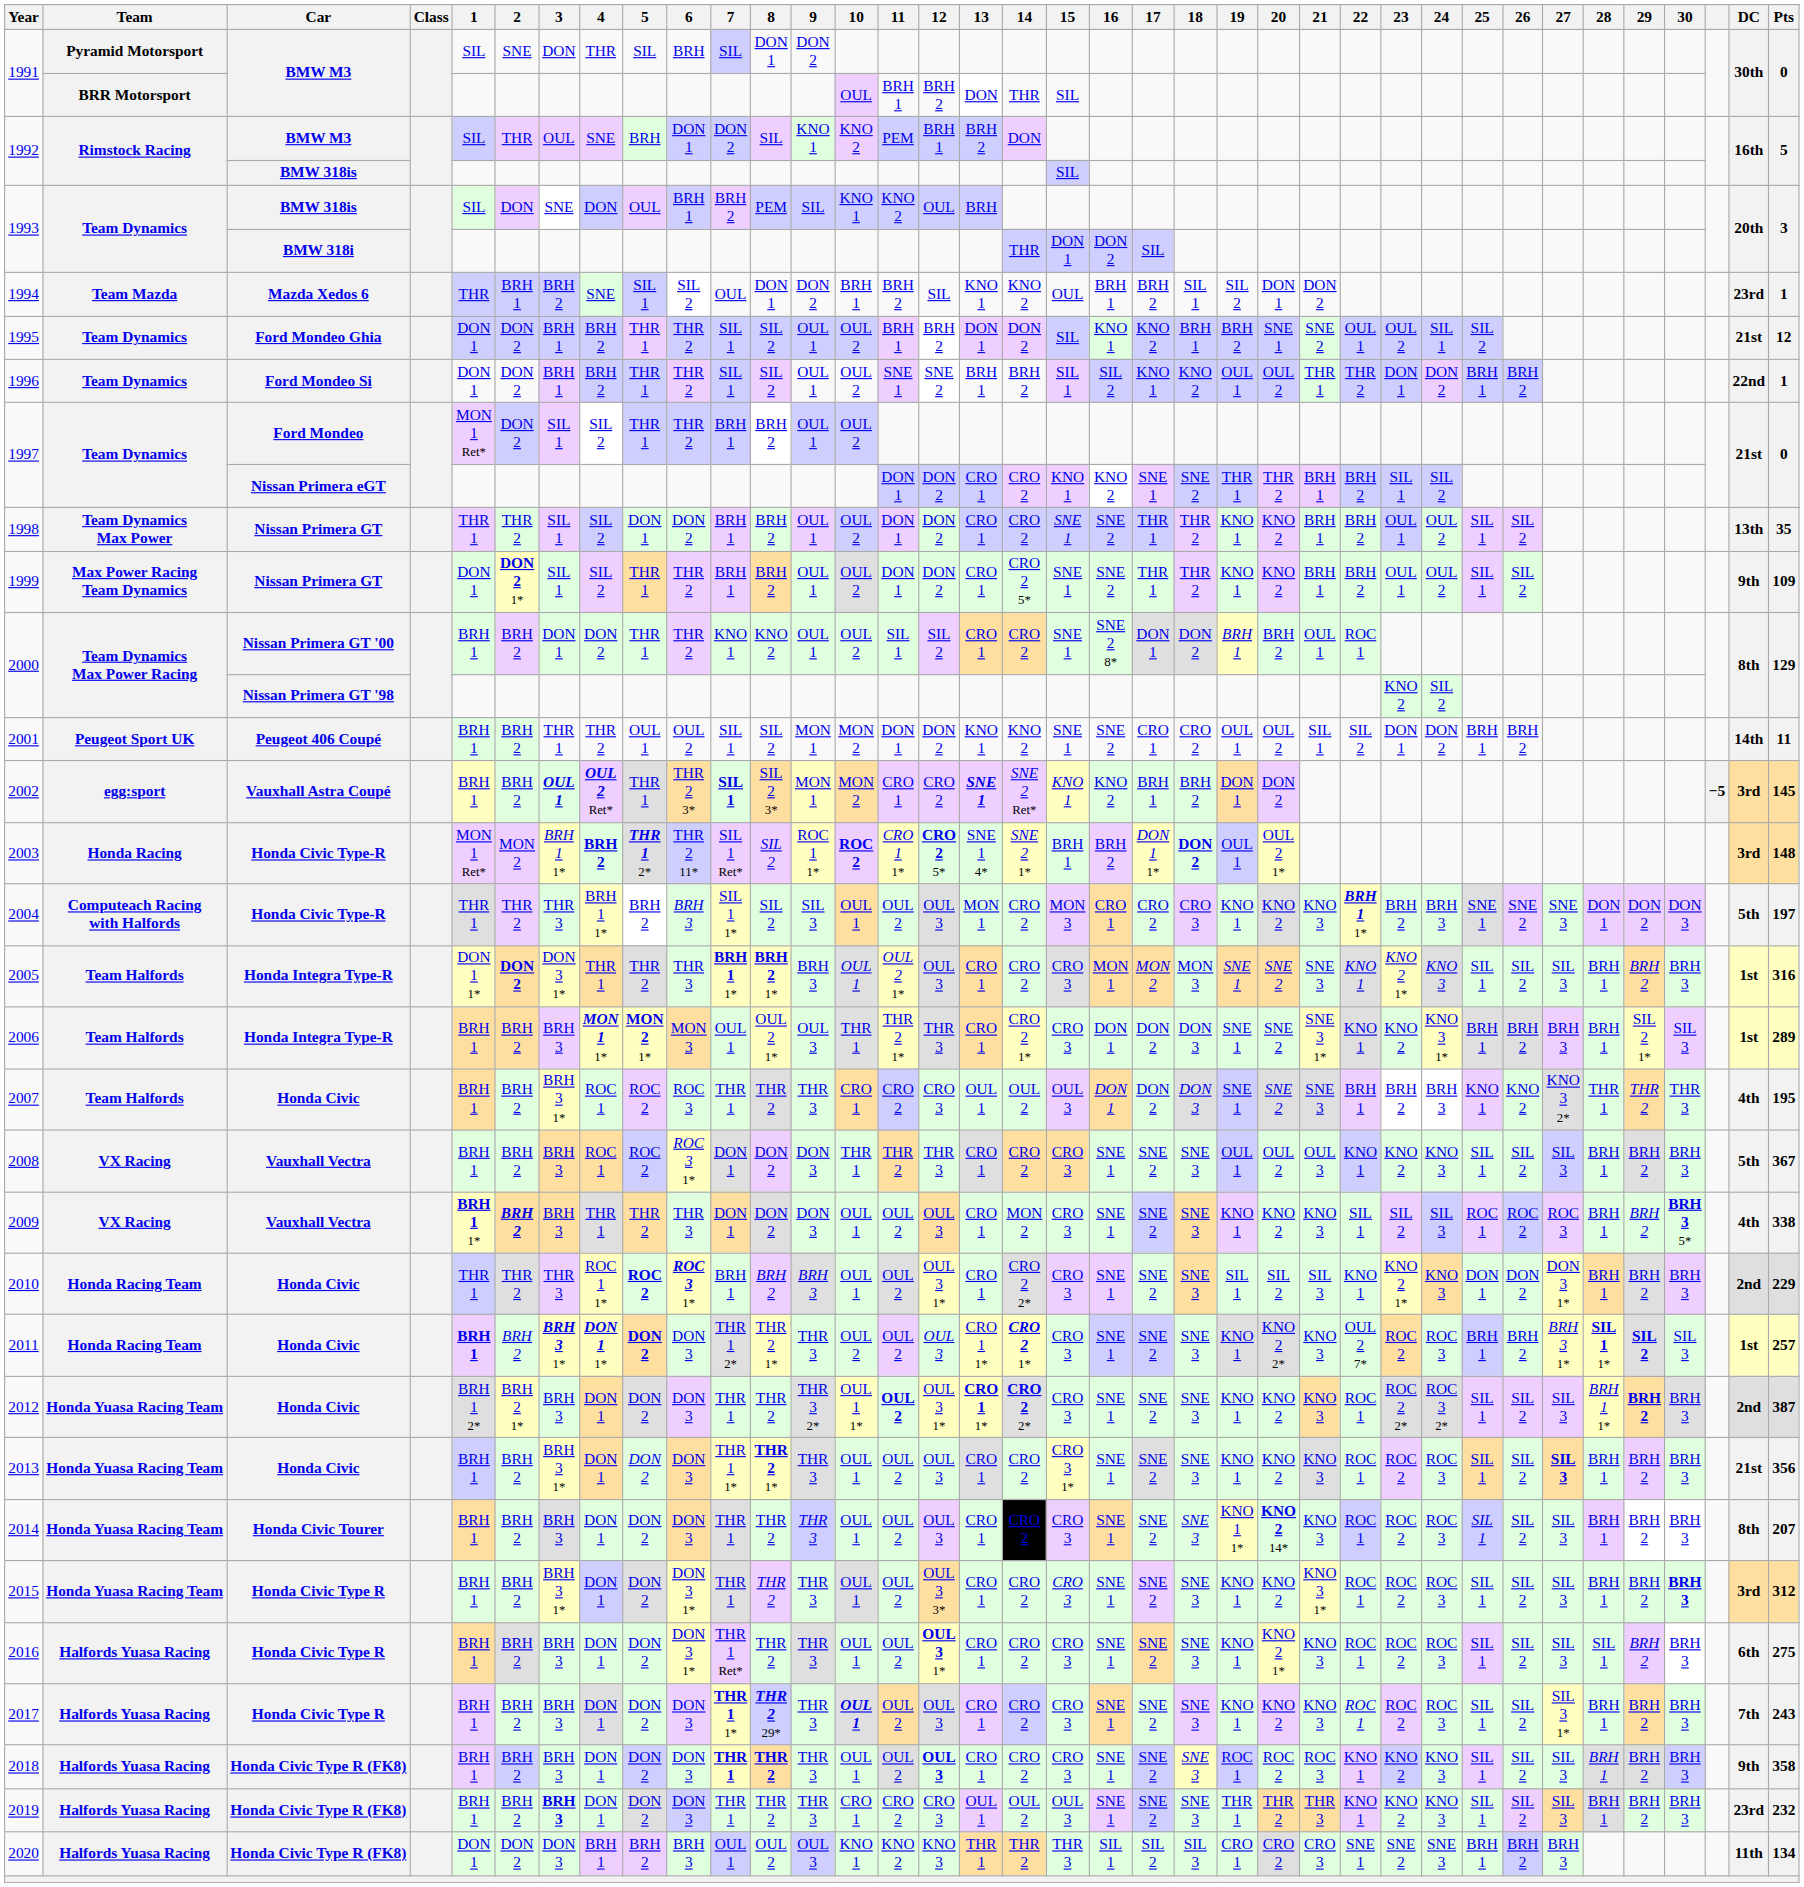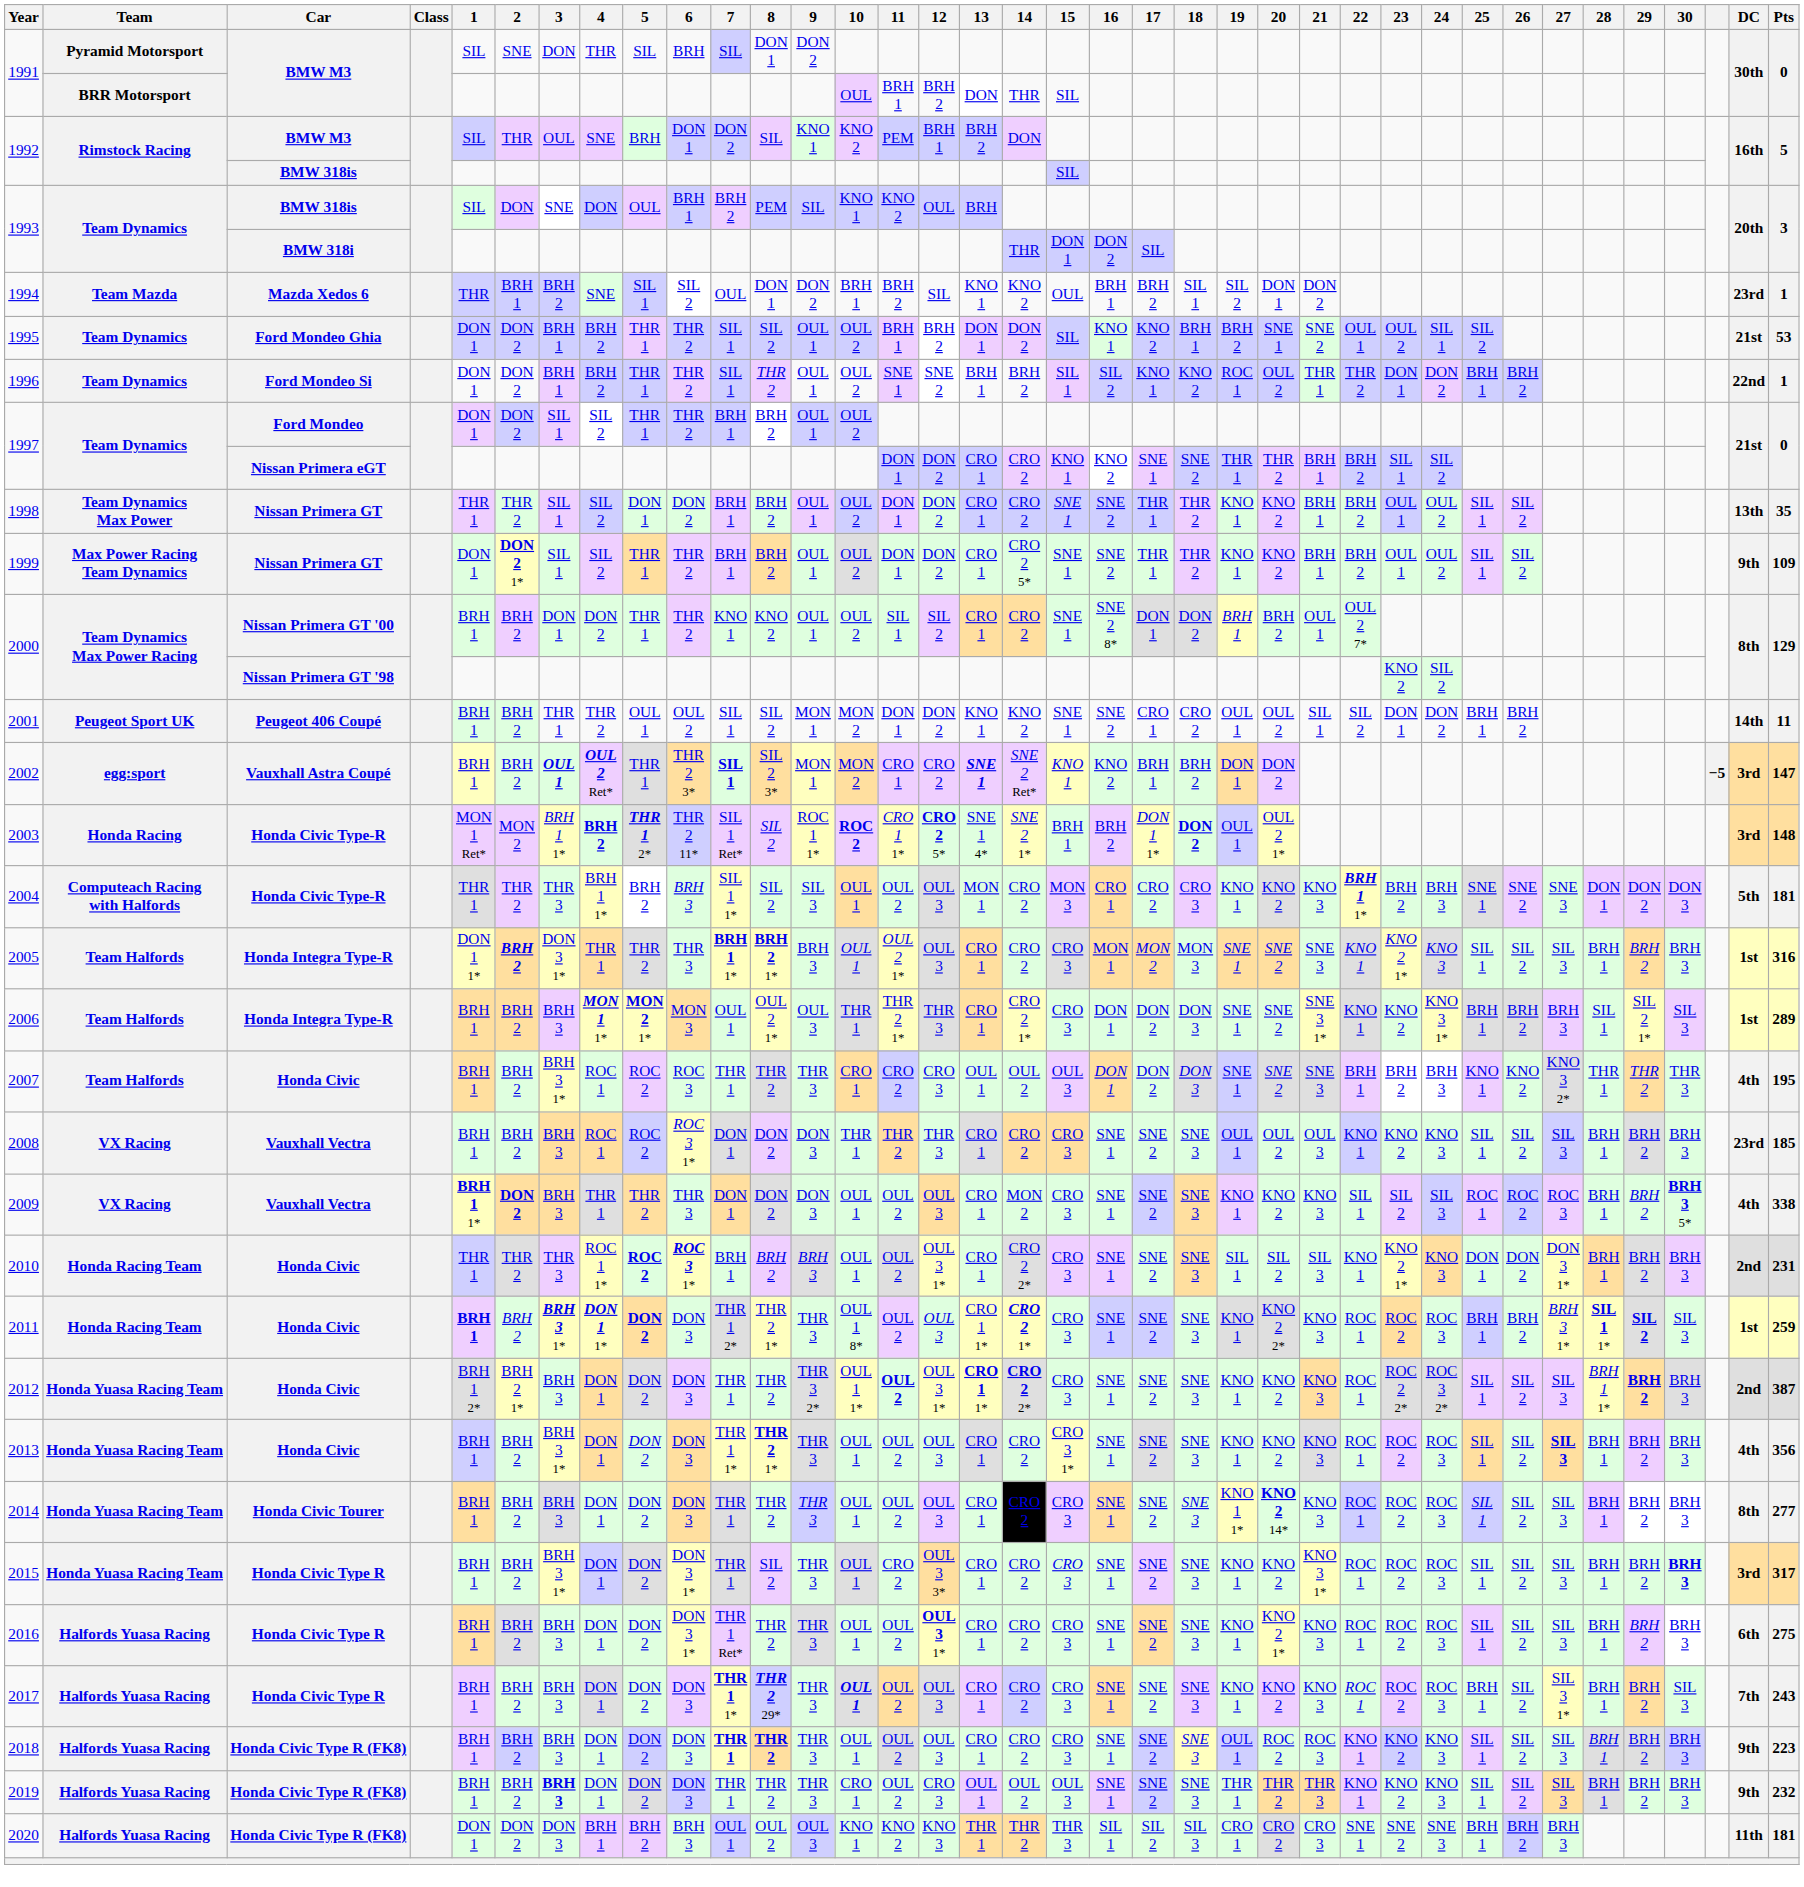(1784, 337) 12 -> (1784, 337) 53
(771, 380) SIL 2 -> (771, 380) THR 2
(1237, 380) OUL 1 -> (1237, 380) ROC 1
(474, 432) MON 1 Ret* -> (474, 423) DON 1
(1360, 642) ROC 1 -> (1360, 624) OUL 2 7*
(1784, 791) 145 -> (1784, 773) 147
(1784, 914) 197 -> (1784, 896) 181
(517, 975) DON 2 -> (517, 957) BRH 2
(1604, 1037) BRH 1 -> (1604, 1019) SIL 1
(1749, 1160) 5th -> (1749, 1142) 23rd
(1784, 1160) 367 -> (1784, 1142) 185
(517, 1221) BRH 2 -> (517, 1203) DON 2
(1784, 1283) 229 -> (1784, 1265) 231
(856, 1344) OUL 2 -> (856, 1326) OUL 1 8*
(1360, 1344) OUL 2 7* -> (1360, 1326) ROC 1
(1784, 1344) 257 -> (1784, 1326) 259
(1749, 1467) 21st -> (1749, 1449) 4th
(1784, 1529) 207 -> (1784, 1511) 277
(771, 1591) THR 2 -> (771, 1572) SIL 2
(898, 1591) OUL 2 -> (898, 1572) CRO 2
(1784, 1591) 312 -> (1784, 1572) 317
(1604, 1652) SIL 1 -> (1604, 1634) BRH 1
(1482, 1714) SIL 1 -> (1482, 1695) BRH 1
(1685, 1714) BRH 3 -> (1685, 1695) SIL 3
(939, 1766) bold -> (939, 1748) normal
(1237, 1766) ROC 1 -> (1237, 1748) OUL 1
(1784, 1766) 358 -> (1784, 1748) 223
(898, 1809) CRO 2 -> (898, 1791) OUL 2
(1749, 1809) 23rd -> (1749, 1791) 9th
(1784, 1853) 134 -> (1784, 1835) 181
